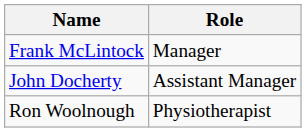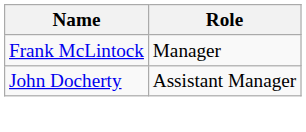- row: (72, 111)
